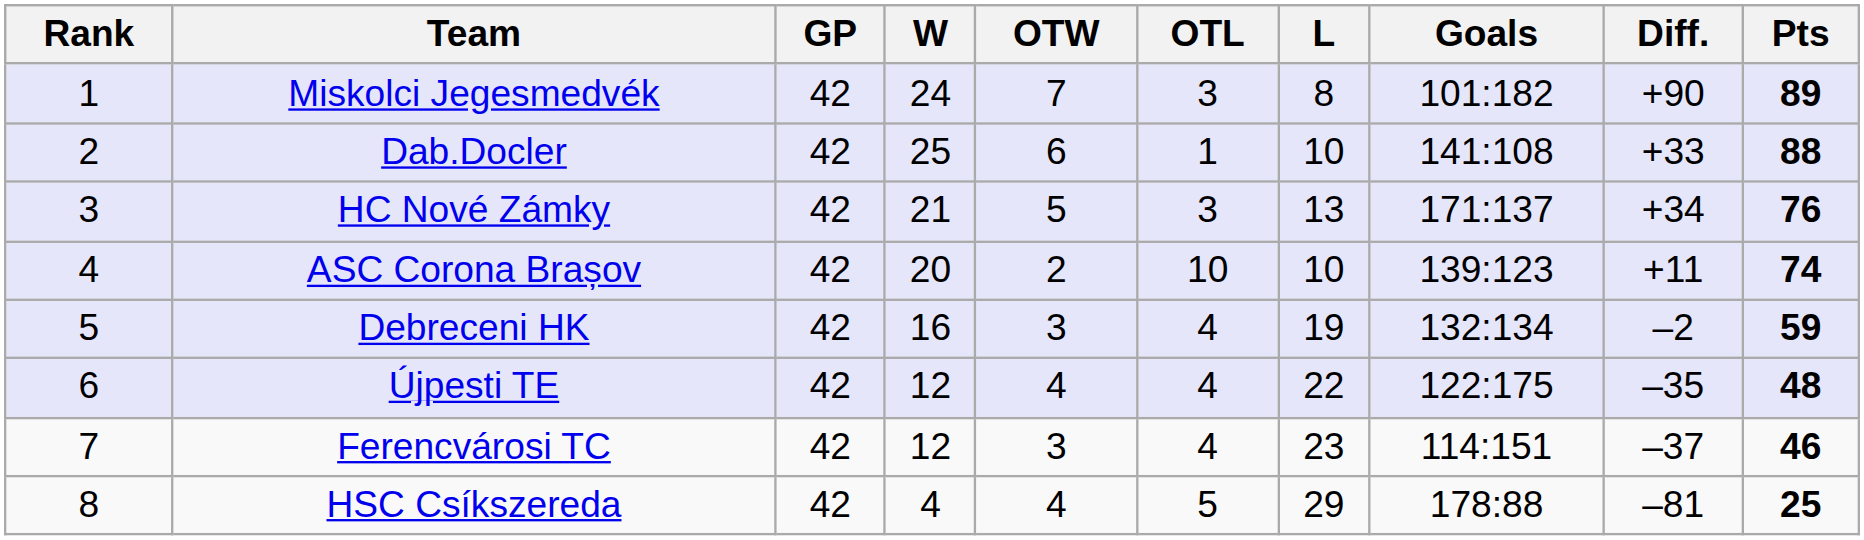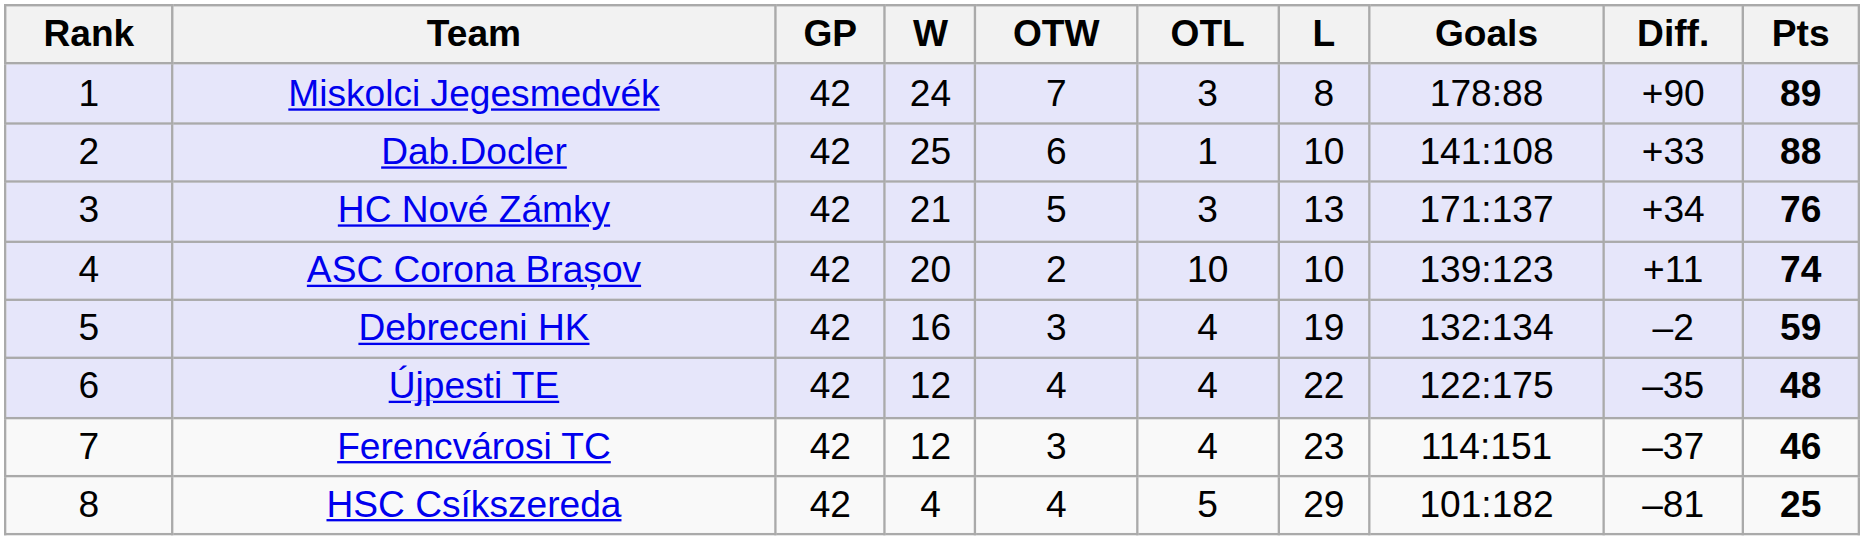(1487, 92) 101:182 -> (1487, 92) 178:88
(1487, 504) 178:88 -> (1487, 504) 101:182
